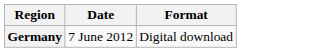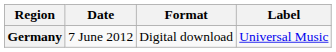+ column: (284, 15)
